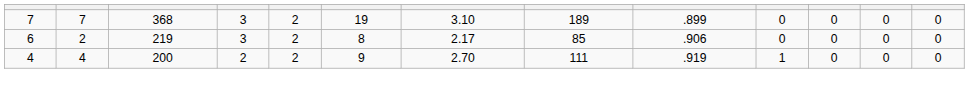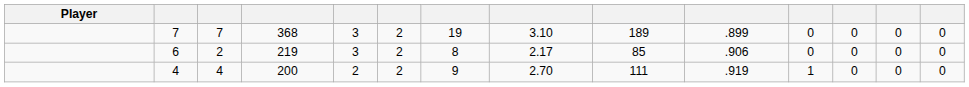+ column: (79, 14)
